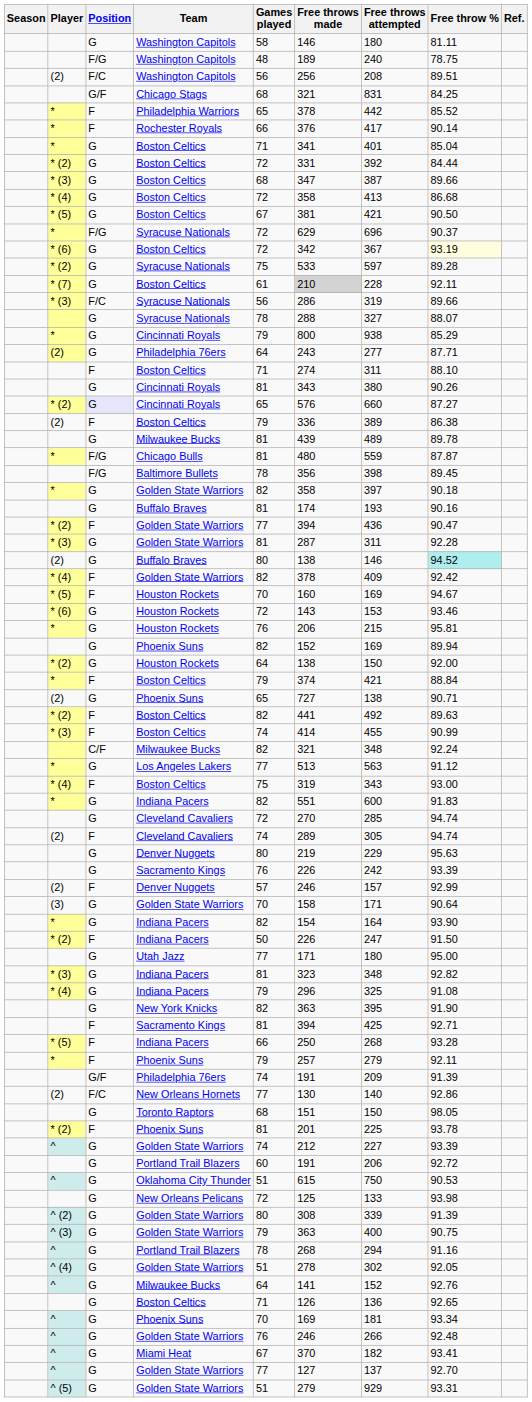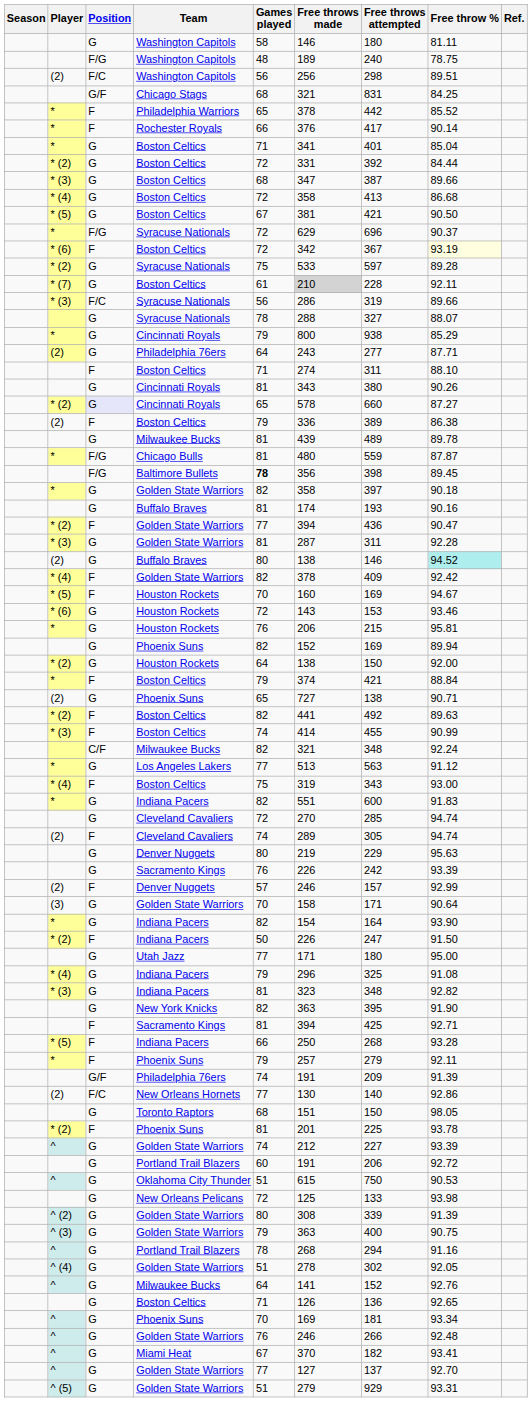(373, 77) 208 -> (373, 77) 298
(92, 249) G -> (92, 249) F
(306, 404) 576 -> (306, 404) 578
(262, 473) normal -> (262, 473) bold
rows swapped: (61, 974) <-> (61, 991)
